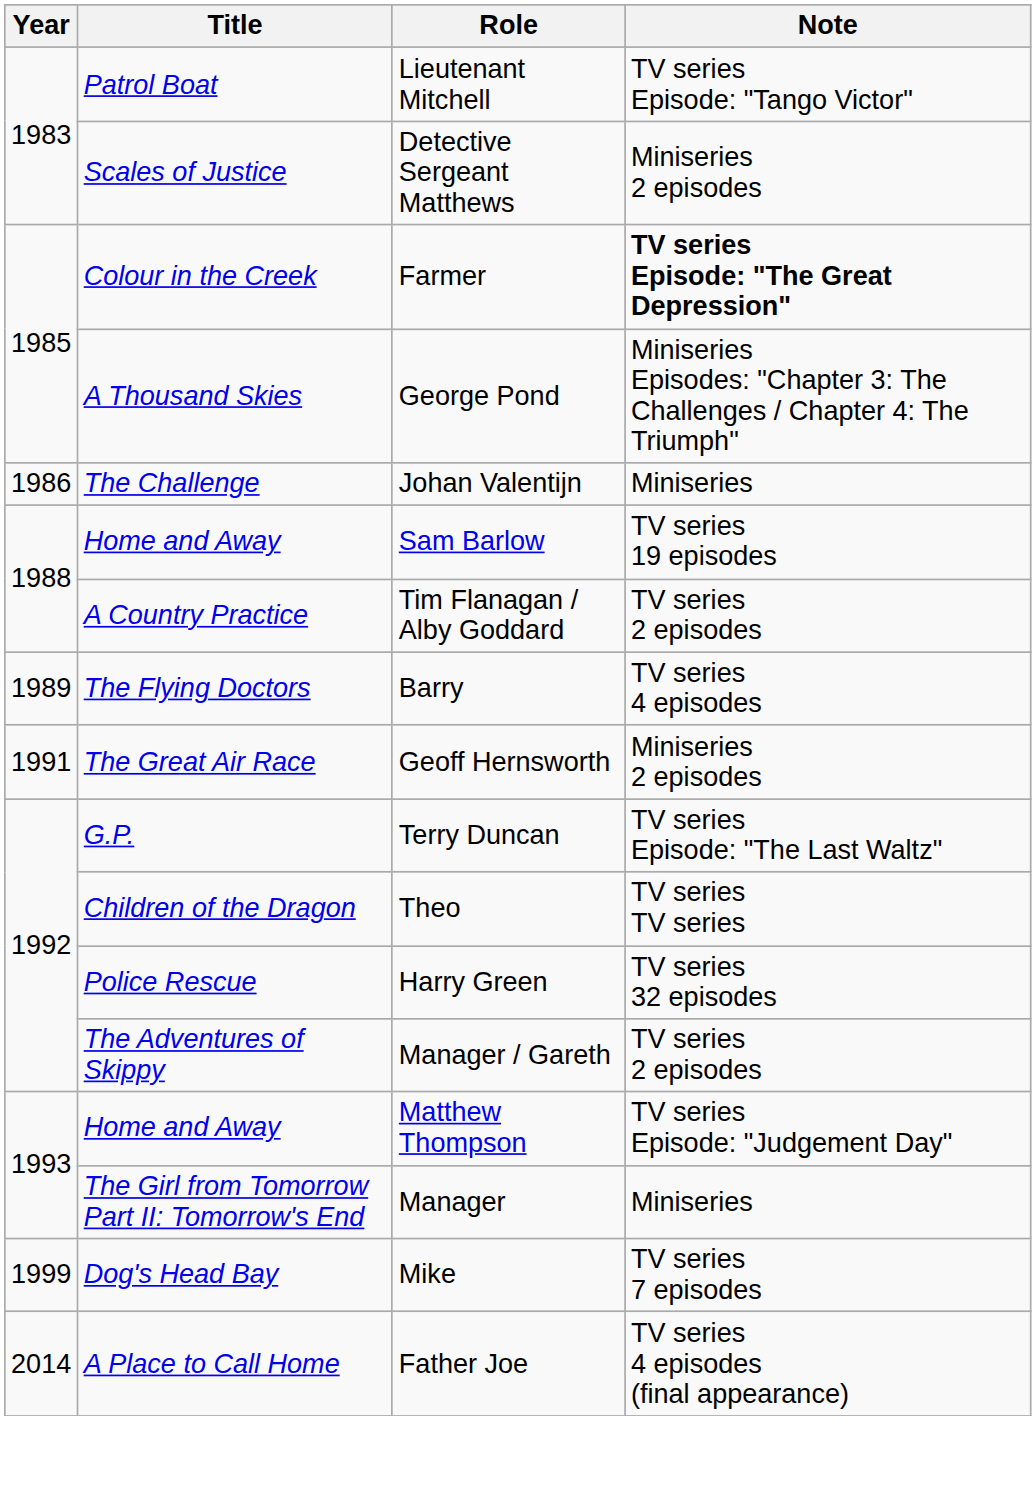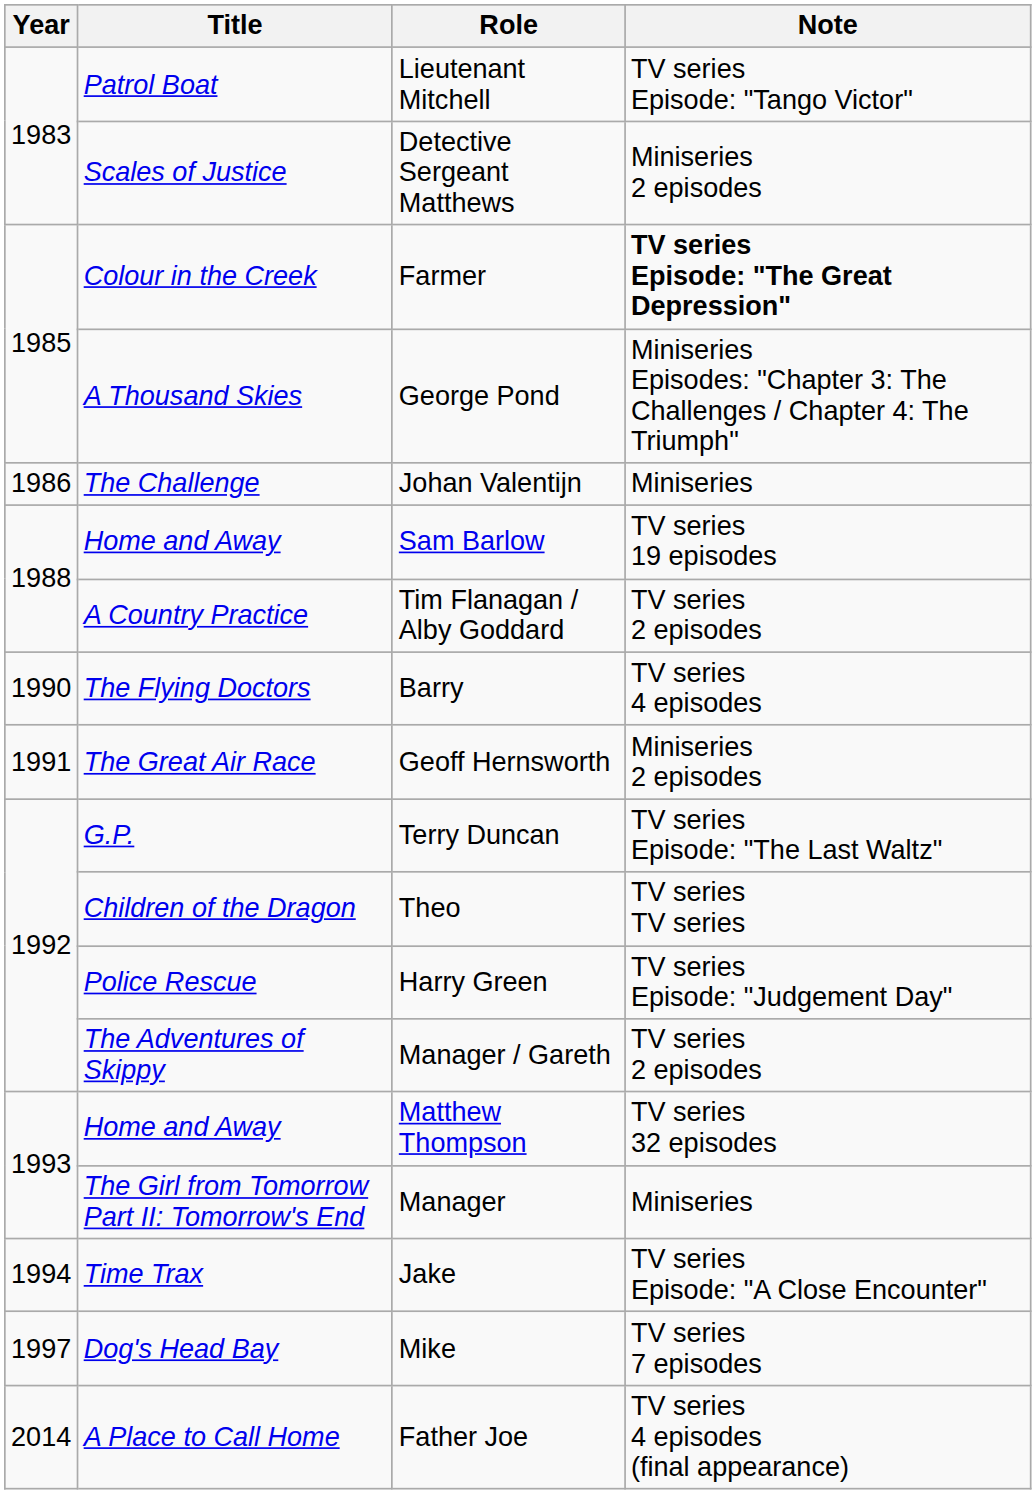(41, 688) 1989 -> (41, 688) 1990
(704, 981) TV series 32 episodes -> (792, 981) TV series Episode: "Judgement Day"
(792, 1128) TV series Episode: "Judgement Day" -> (704, 1128) TV series 32 episodes
+ row: (427, 1274)
(41, 1274) 1999 -> (41, 1348) 1997
